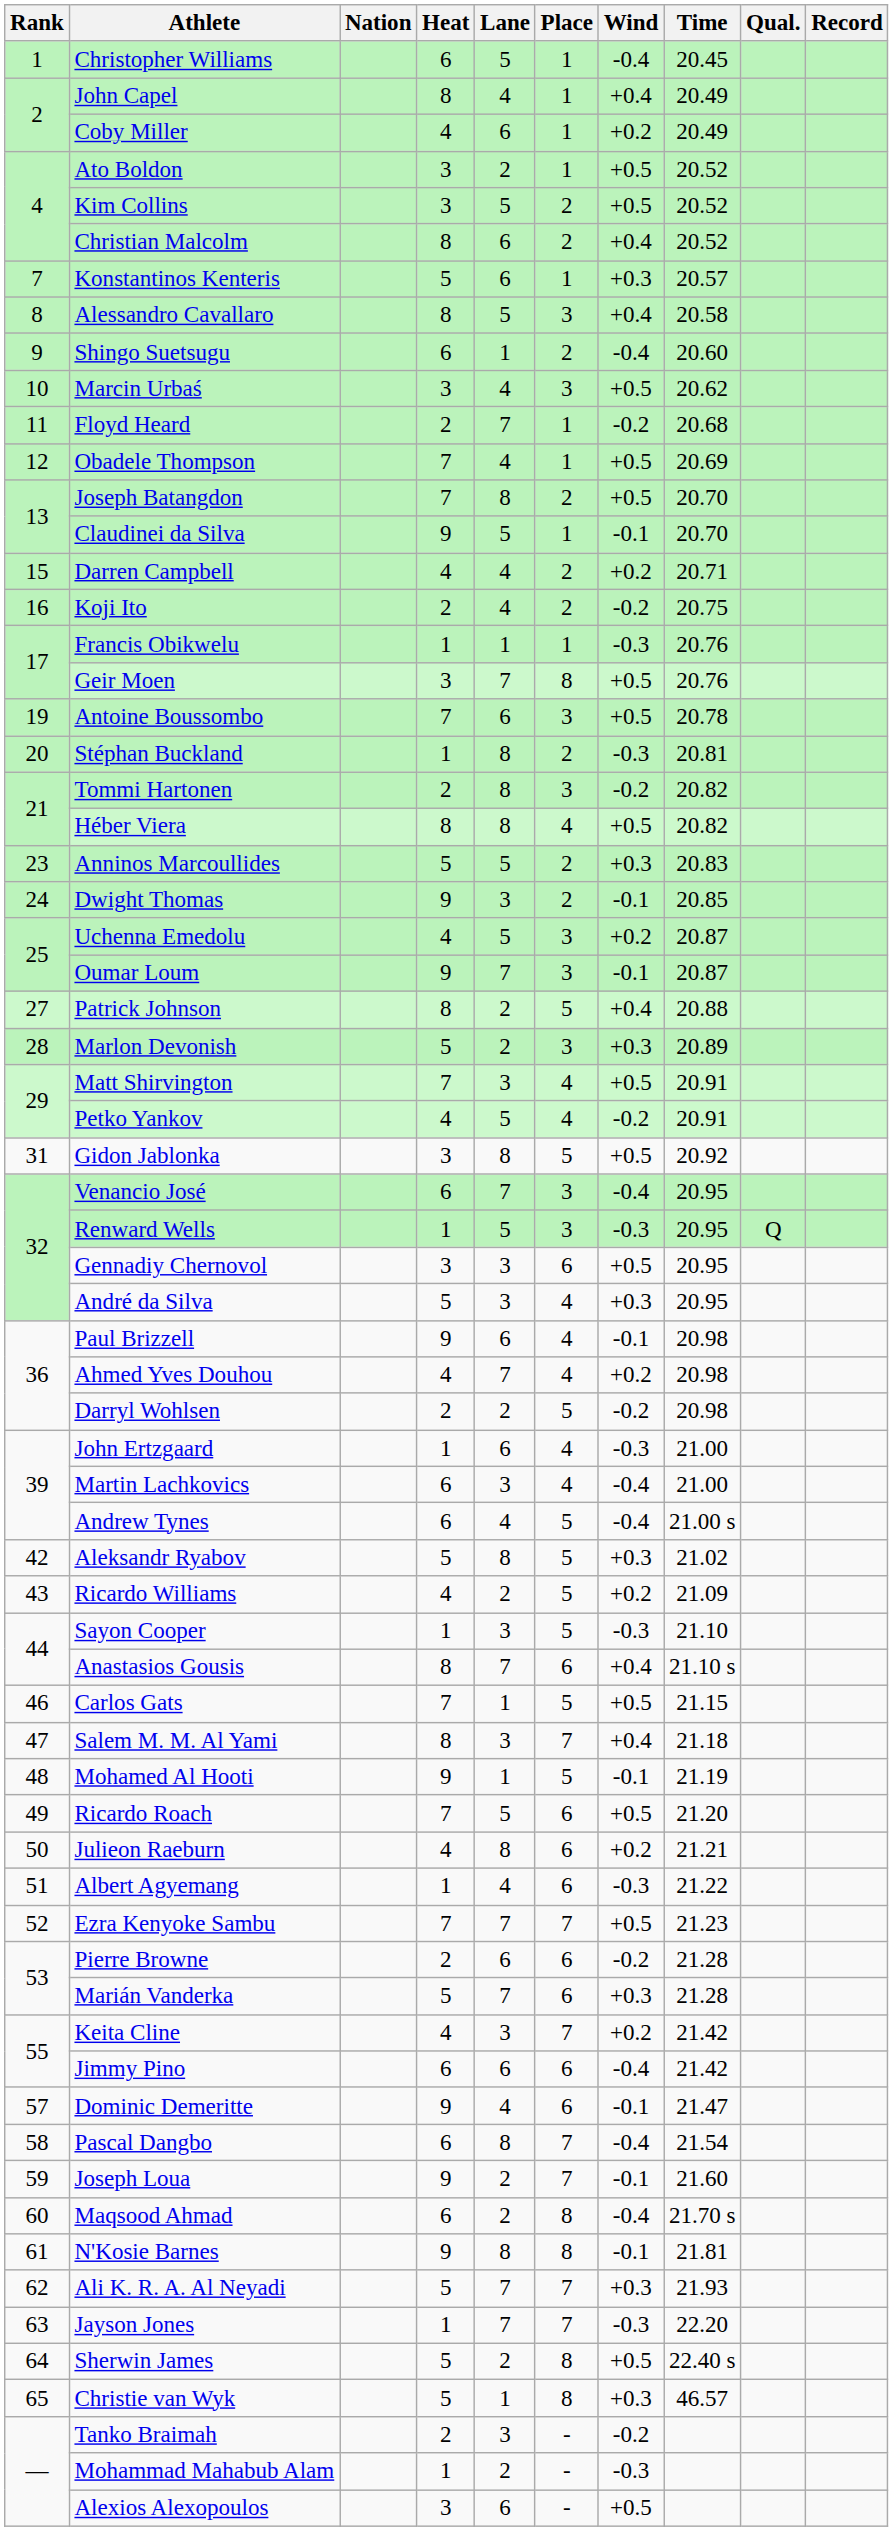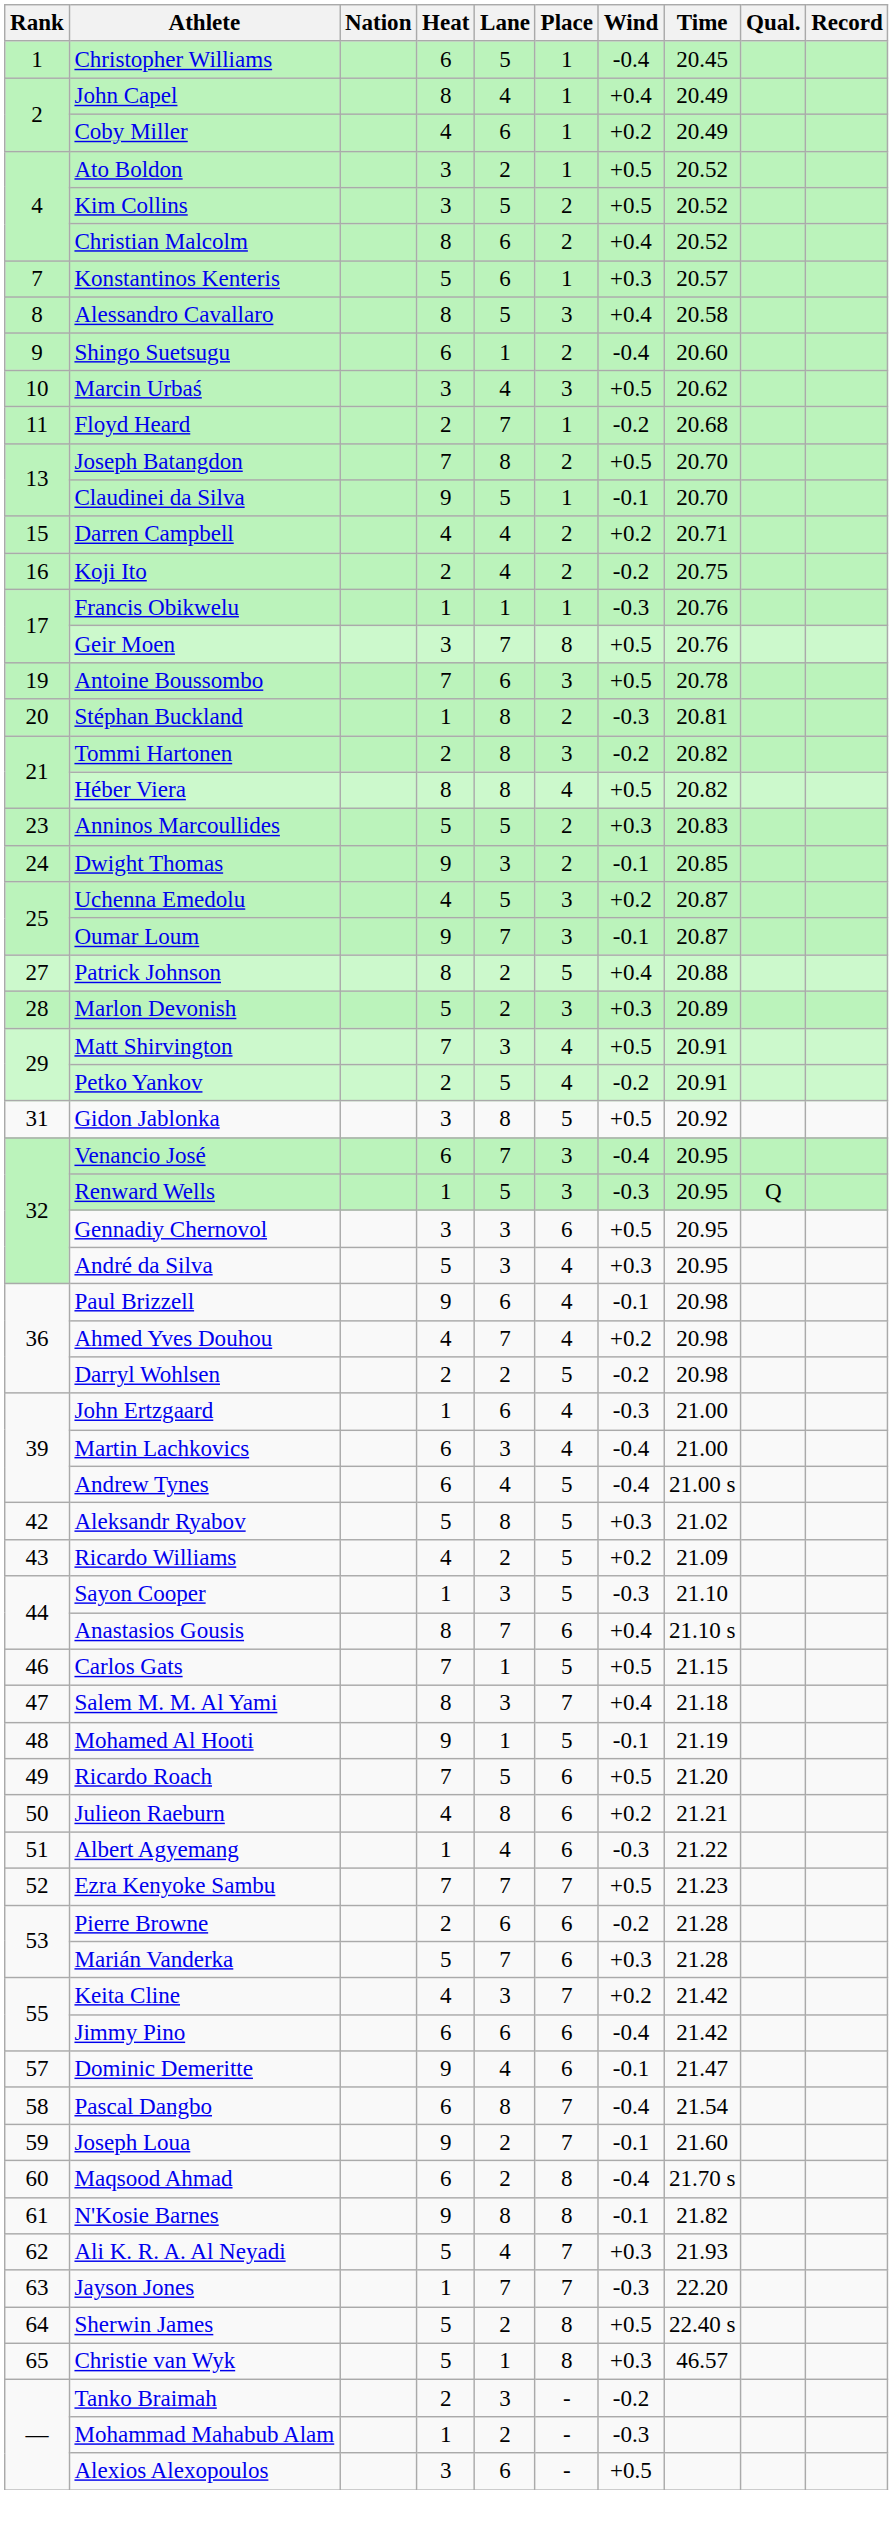- row: (165, 461)
(446, 1118) 4 -> (446, 1082) 2
(702, 2251) 21.81 -> (702, 2215) 21.82
(505, 2288) 7 -> (505, 2251) 4
